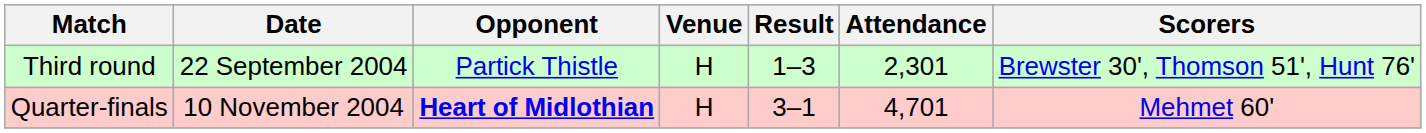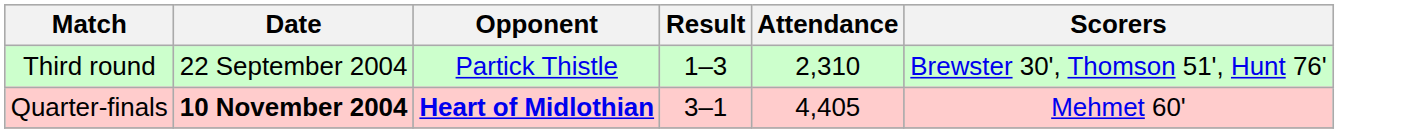- column: (704, 25)
(916, 66) 2,301 -> (828, 66) 2,310
(294, 107) normal -> (294, 107) bold
(916, 107) 4,701 -> (828, 107) 4,405
